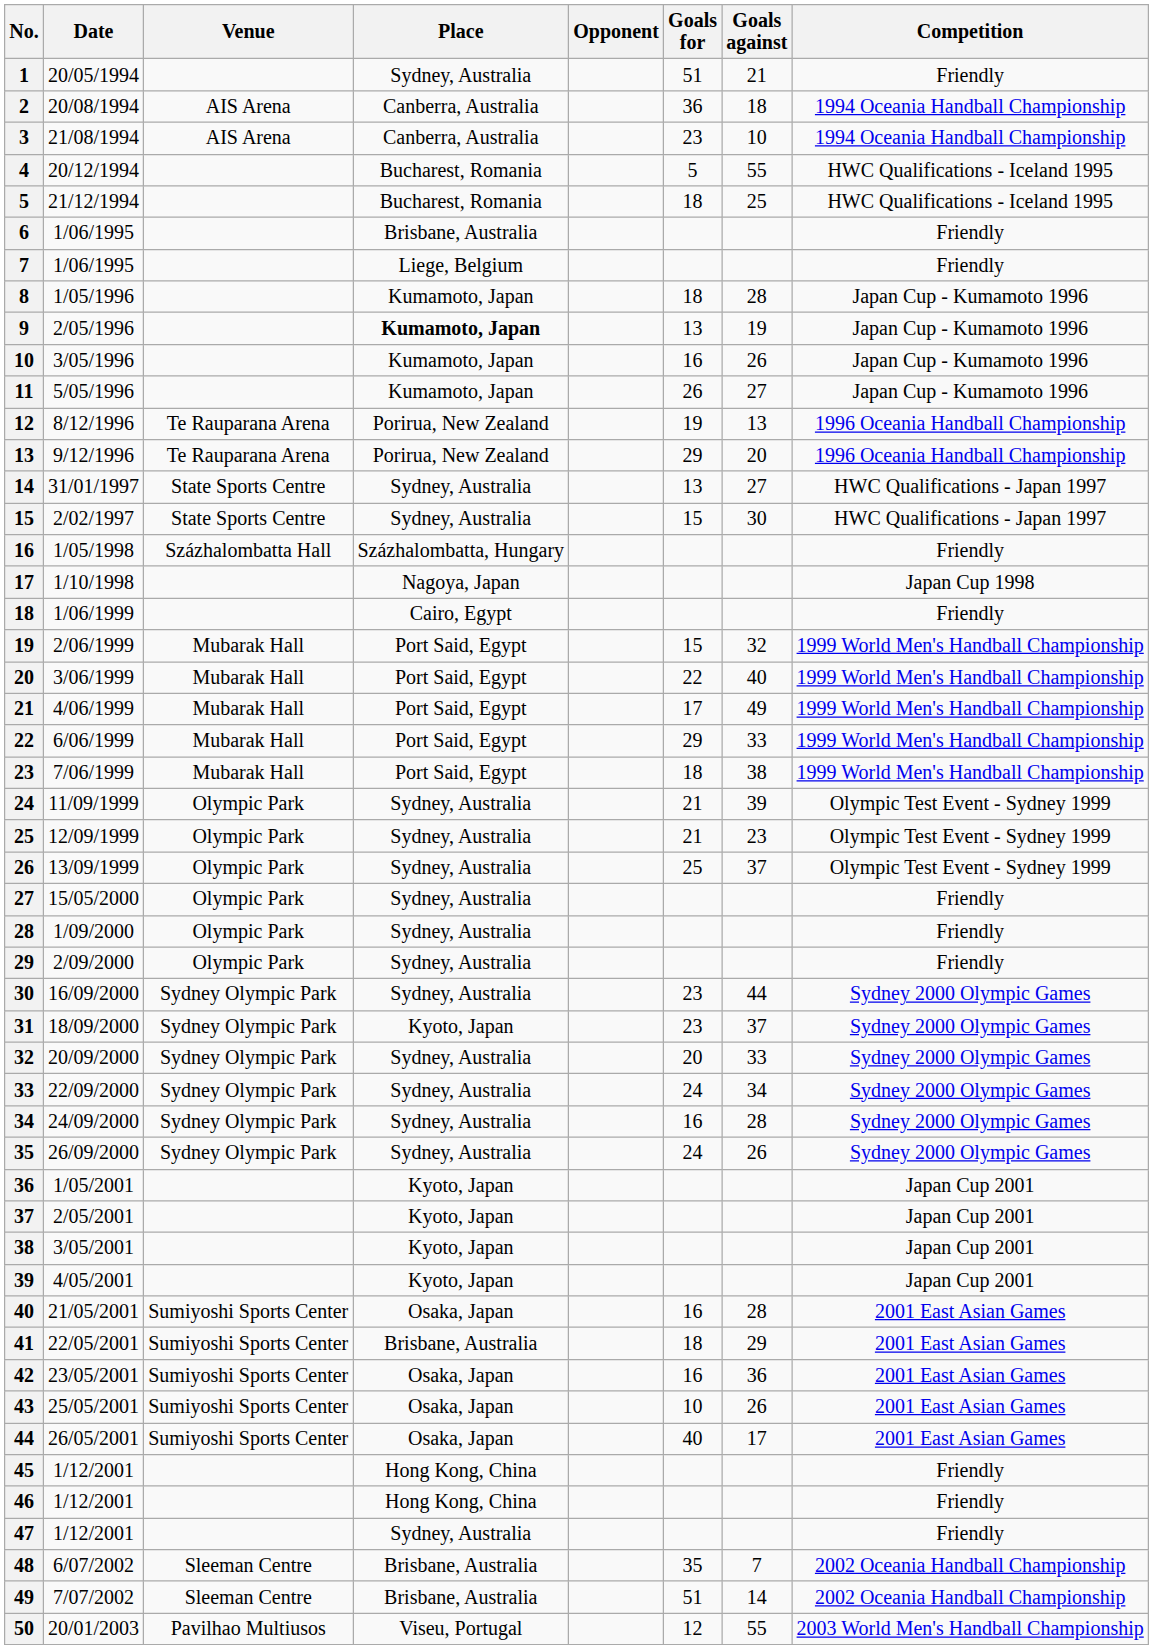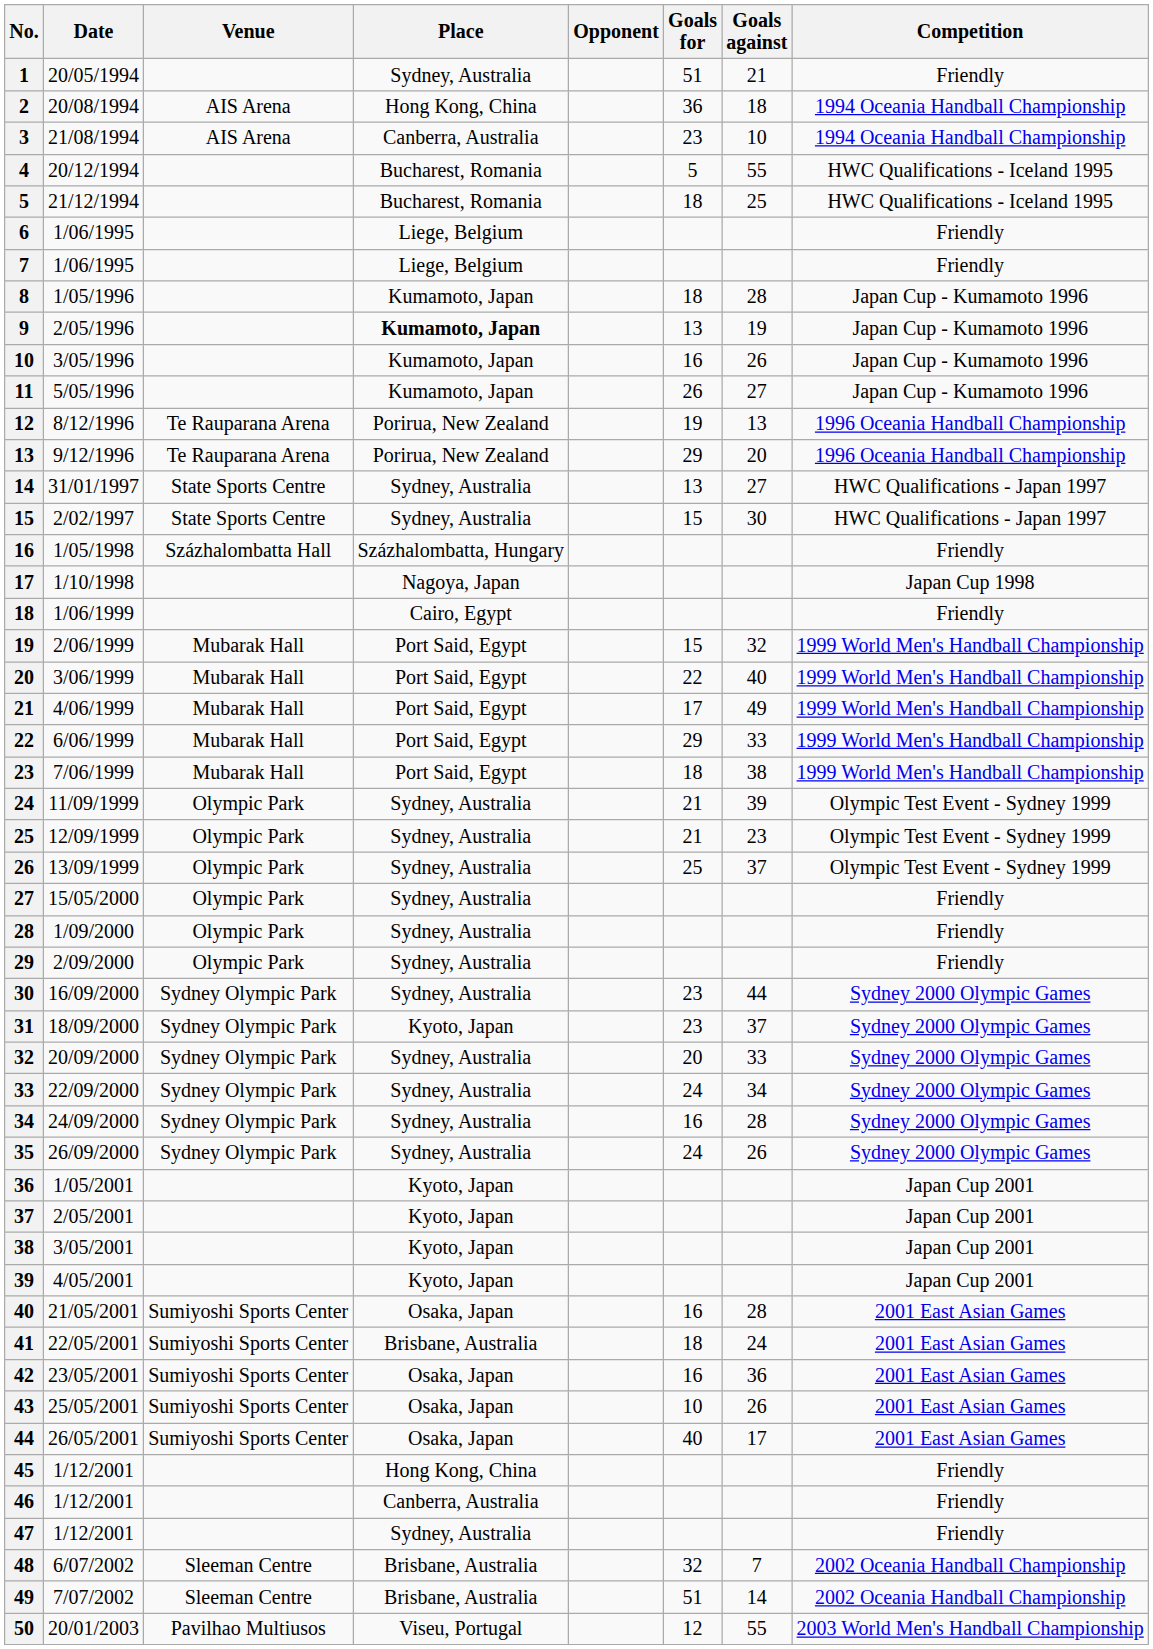(461, 106) Canberra, Australia -> (461, 106) Hong Kong, China
(461, 233) Brisbane, Australia -> (461, 233) Liege, Belgium
(757, 1343) 29 -> (757, 1343) 24
(461, 1501) Hong Kong, China -> (461, 1501) Canberra, Australia
(693, 1565) 35 -> (693, 1565) 32
